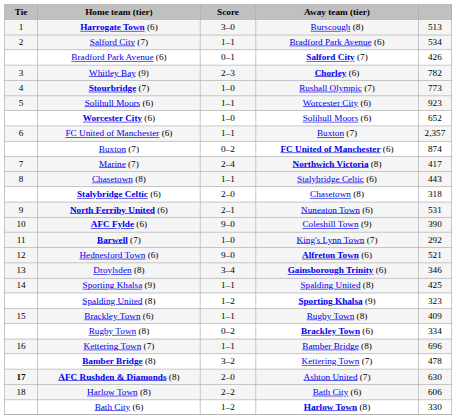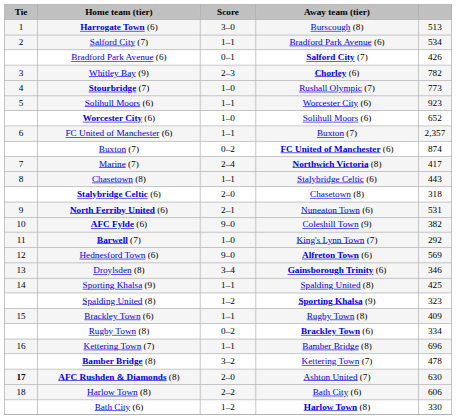(435, 225) 390 -> (435, 225) 382
(435, 255) 521 -> (435, 255) 569
